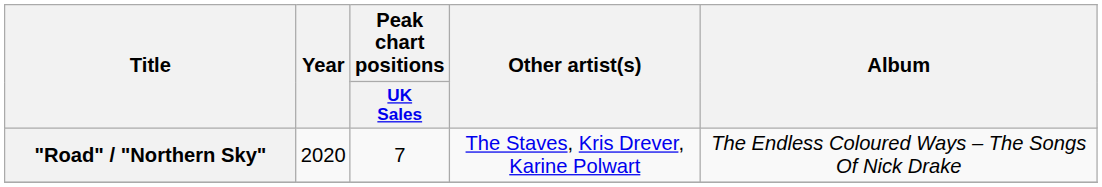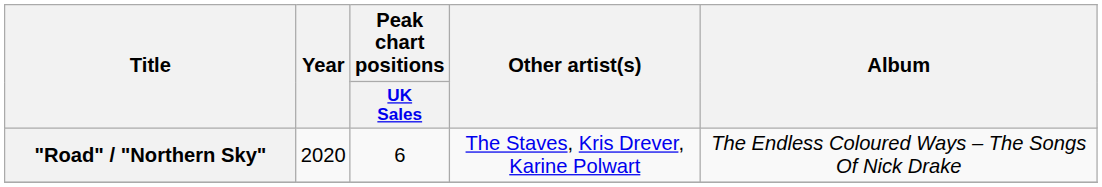(400, 155) 7 -> (400, 155) 6
